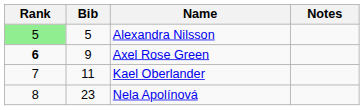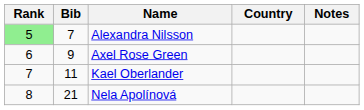+ column: (268, 14)
(88, 34) 5 -> (71, 34) 7
(35, 54) bold -> (29, 54) normal
(88, 94) 23 -> (71, 94) 21
